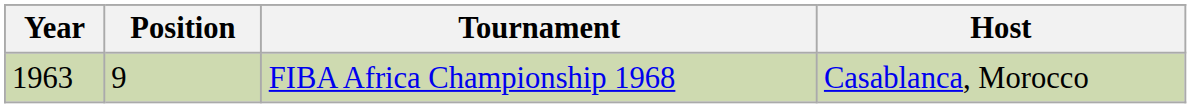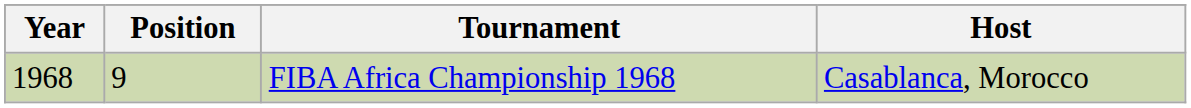(43, 77) 1963 -> (43, 77) 1968
